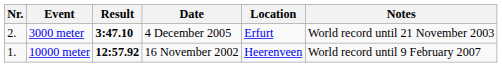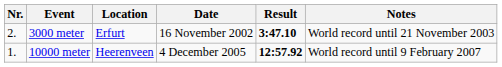columns swapped: (117, 14) <-> (273, 14)
(188, 33) 4 December 2005 -> (206, 33) 16 November 2002
(192, 52) 16 November 2002 -> (202, 52) 4 December 2005
